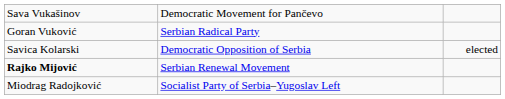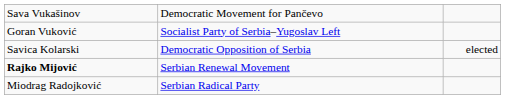(210, 31) Serbian Radical Party -> (250, 31) Socialist Party of Serbia–Yugoslav Left
(250, 85) Socialist Party of Serbia–Yugoslav Left -> (210, 85) Serbian Radical Party
